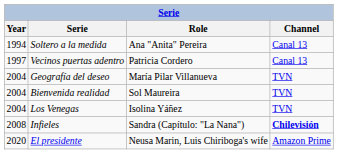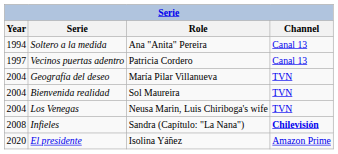(155, 108) Isolina Yáñez -> (198, 108) Neusa Marin, Luis Chiriboga's wife
(198, 141) Neusa Marin, Luis Chiriboga's wife -> (155, 141) Isolina Yáñez
